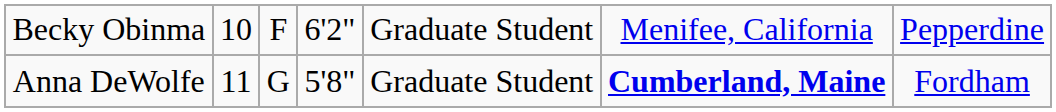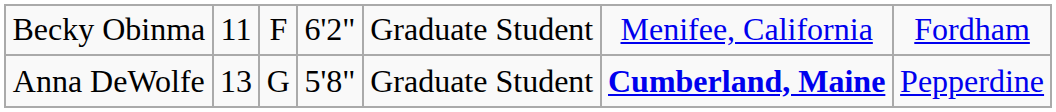(236, 29) 10 -> (236, 29) 11
(972, 29) Pepperdine -> (972, 29) Fordham
(236, 80) 11 -> (236, 80) 13
(972, 80) Fordham -> (972, 80) Pepperdine
